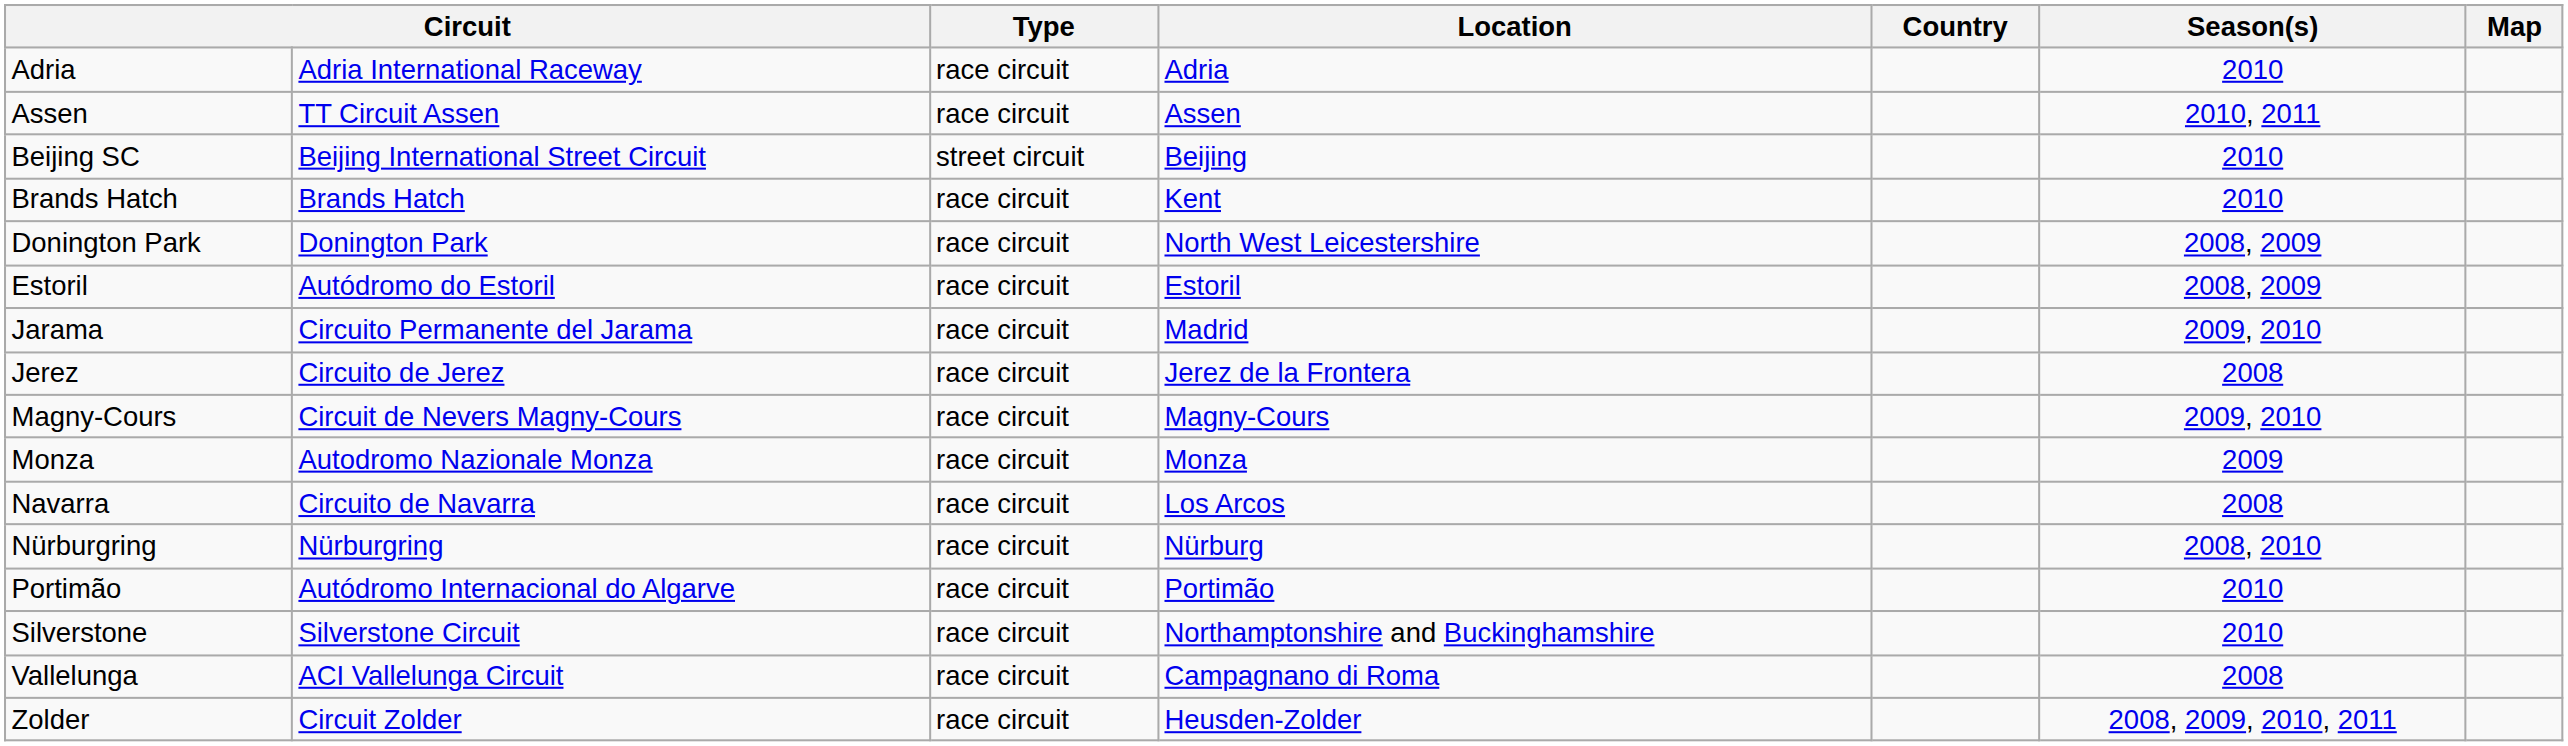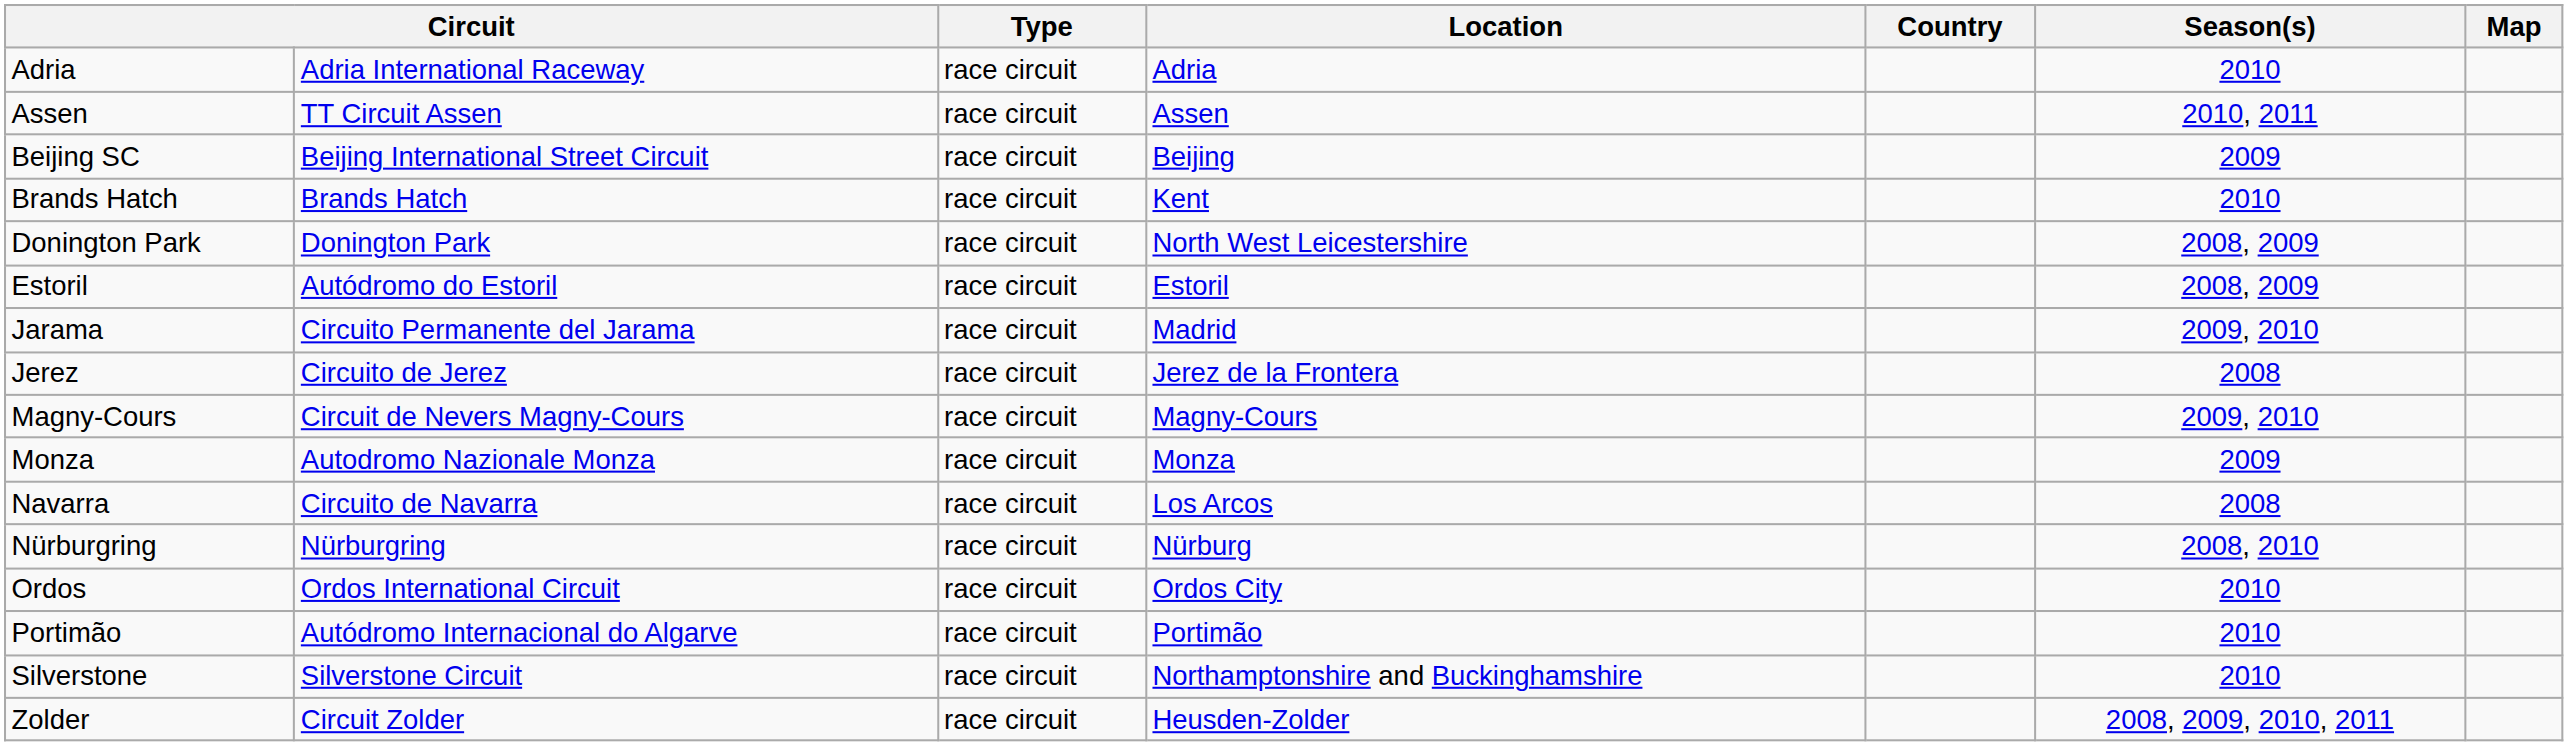(1010, 156) street circuit -> (1010, 156) race circuit
(2253, 156) 2010 -> (2250, 156) 2009
+ row: (49, 589)
- row: (75, 676)
